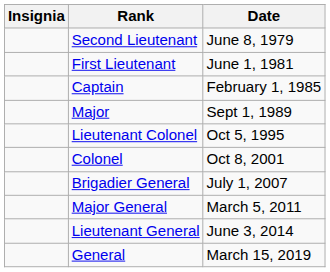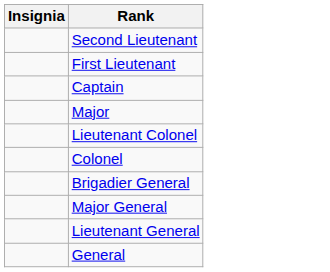- column: (264, 16)
